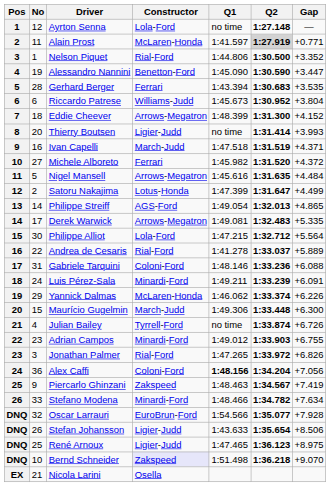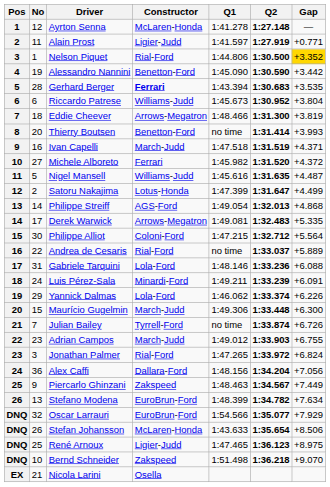(155, 27) Lola-Ford -> (169, 27) McLaren-Honda
(227, 27) no time -> (230, 27) 1:41.278
(169, 42) McLaren-Honda -> (158, 42) Ligier-Judd
(272, 42) lightgrey background -> (271, 42) no background
(309, 57) no background -> (309, 57) gold background
(309, 72) +3.447 -> (309, 72) +3.442
(149, 87) normal -> (150, 87) bold
(230, 116) 1:48.399 -> (230, 116) 1:48.466
(309, 116) +4.152 -> (309, 116) +3.819
(158, 131) Ligier-Judd -> (165, 131) Benetton-Ford
(171, 176) Arrows-Megatron -> (164, 176) Williams-Judd
(309, 176) +4.484 -> (309, 176) +4.487
(309, 206) +4.865 -> (309, 206) +4.868
(155, 236) Lola-Ford -> (159, 236) Coloni-Ford
(230, 251) 1:41.278 -> (227, 251) no time
(159, 266) Coloni-Ford -> (155, 266) Lola-Ford
(169, 295) McLaren-Honda -> (155, 295) Lola-Ford
(34, 325) 4 -> (34, 325) 7
(161, 340) Minardi-Ford -> (160, 340) March-Judd
(309, 355) +6.826 -> (309, 355) +6.824
(159, 370) Coloni-Ford -> (161, 370) Dallara-Ford
(230, 370) bold -> (230, 370) normal
(309, 385) +7.419 -> (309, 385) +7.449
(37, 400) 33 -> (37, 400) 13
(161, 400) Minardi-Ford -> (166, 400) EuroBrun-Ford
(230, 400) 1:48.466 -> (230, 400) 1:48.399
(309, 415) +7.928 -> (309, 415) +7.929
(158, 430) Ligier-Judd -> (169, 430) McLaren-Honda
(155, 460) lavender background -> (155, 460) no background
